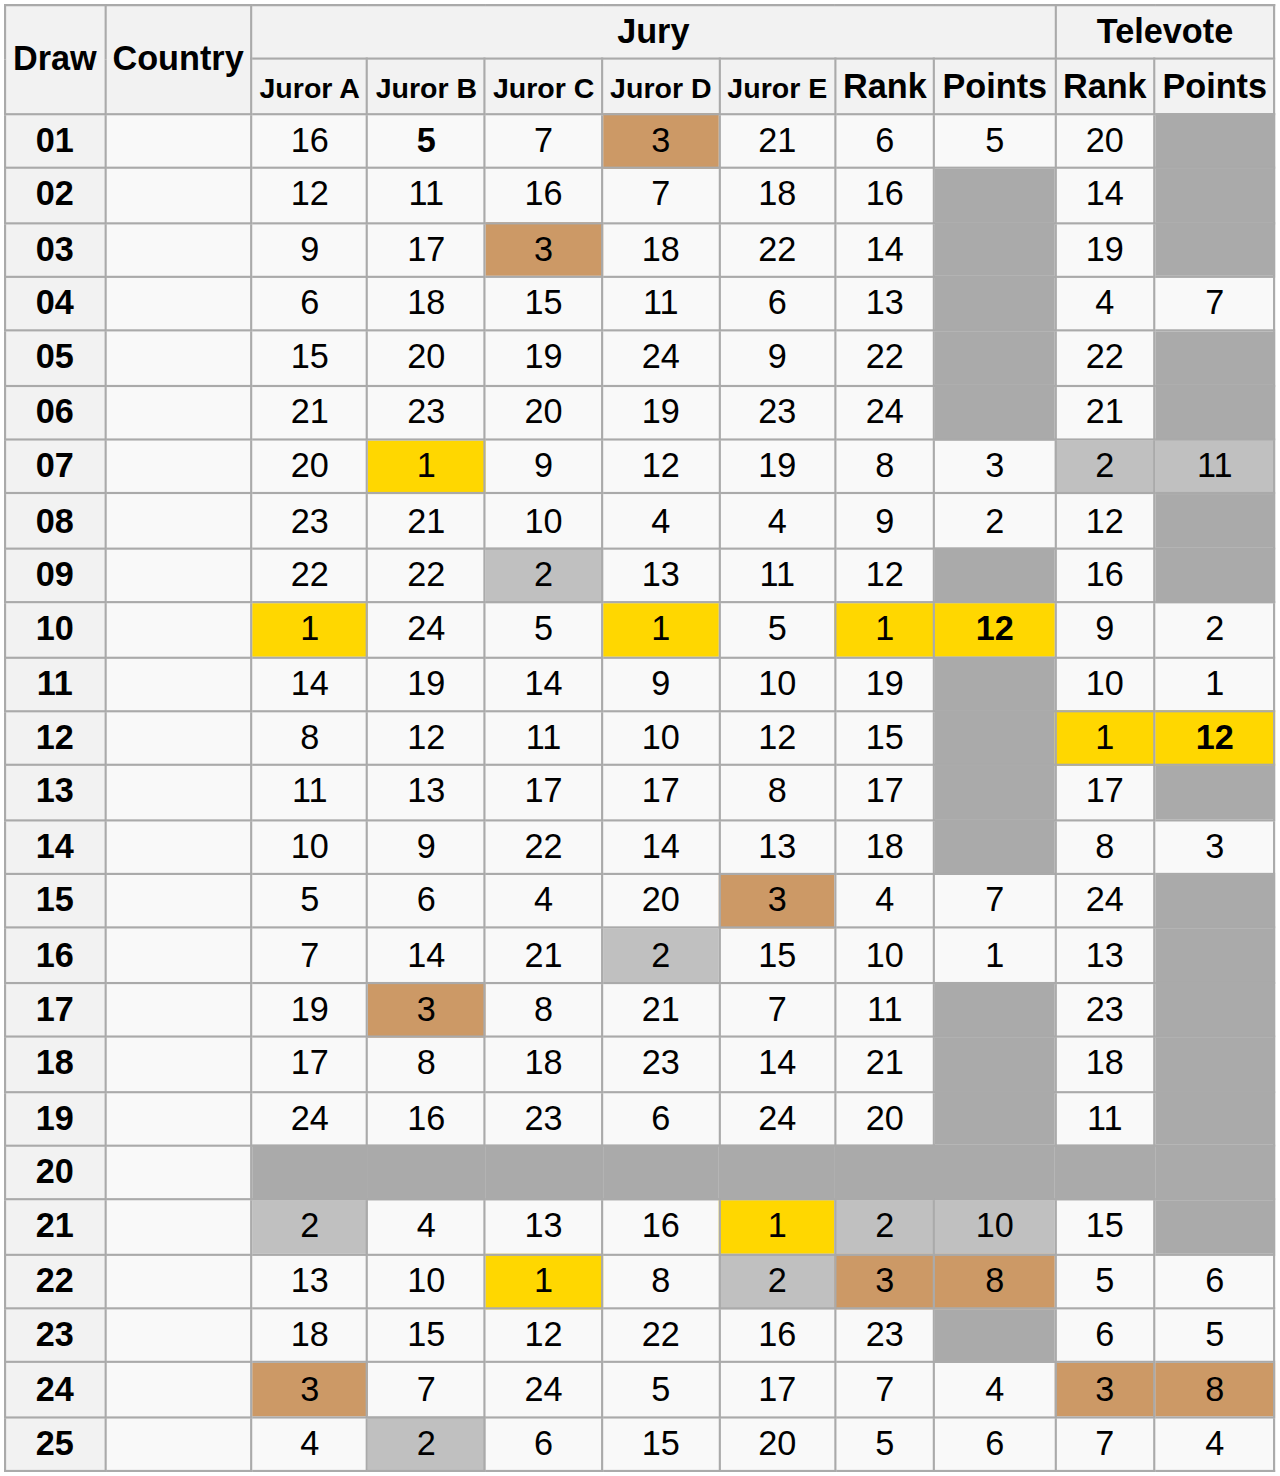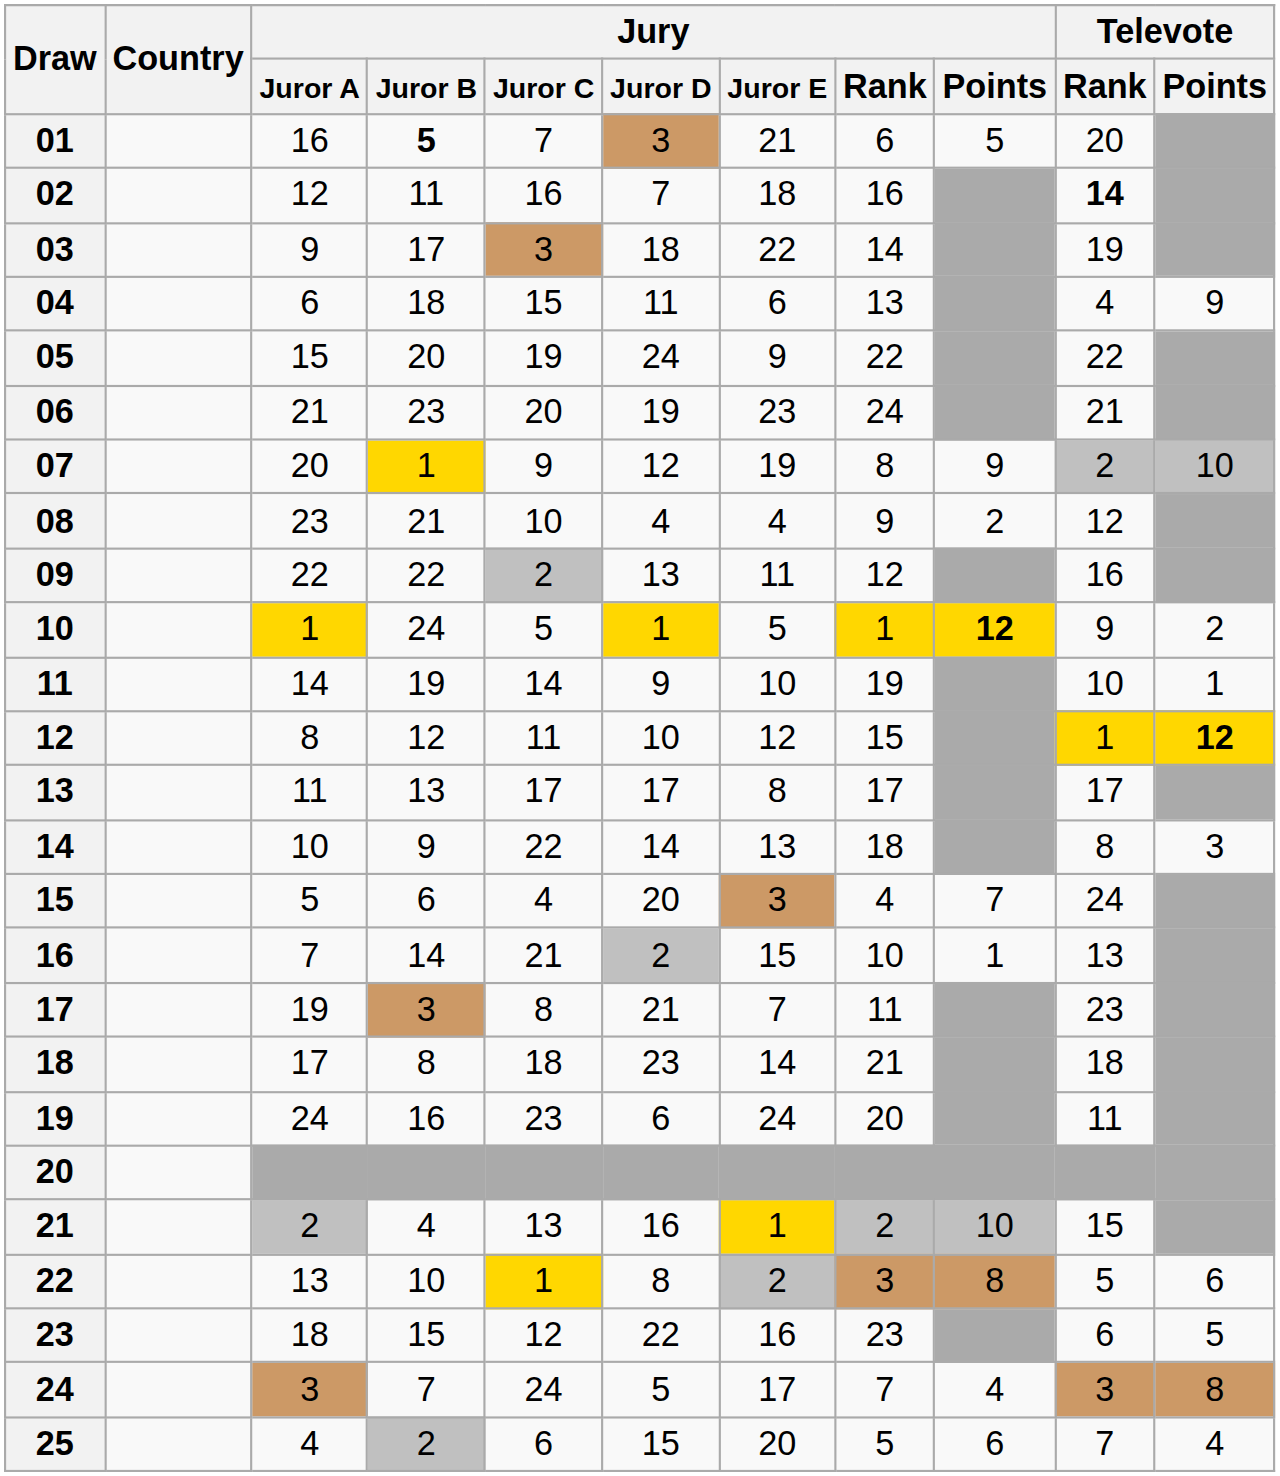(1105, 194) normal -> (1105, 194) bold
(1215, 303) 7 -> (1215, 303) 9
(995, 466) 3 -> (995, 466) 9
(1215, 466) 11 -> (1215, 466) 10
